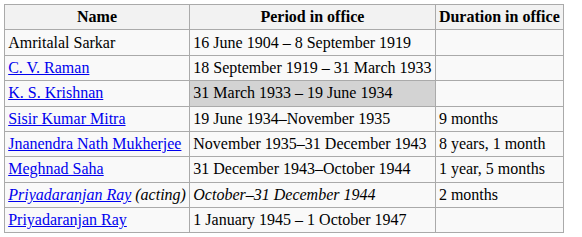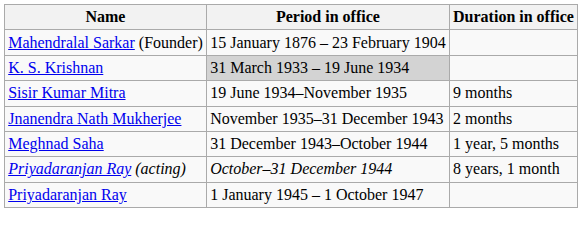+ row: (105, 42)
- row: (62, 42)
- row: (49, 67)
(492, 144) 8 years, 1 month -> (483, 118) 2 months
(468, 194) 2 months -> (506, 169) 8 years, 1 month
